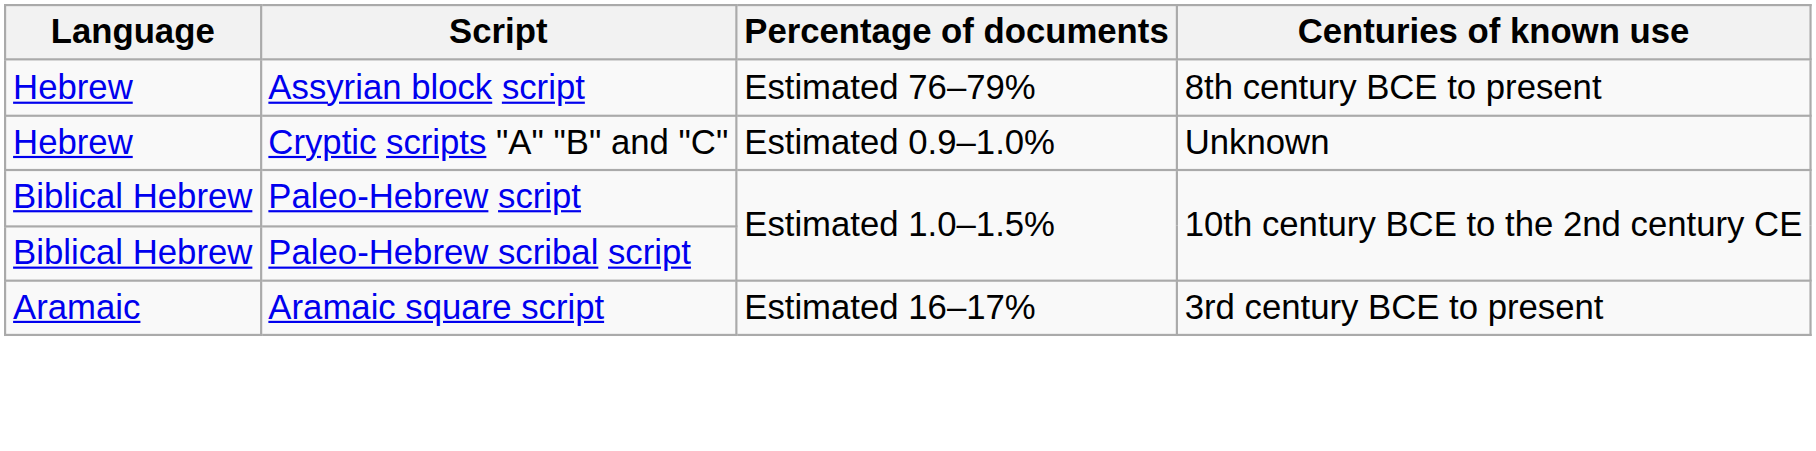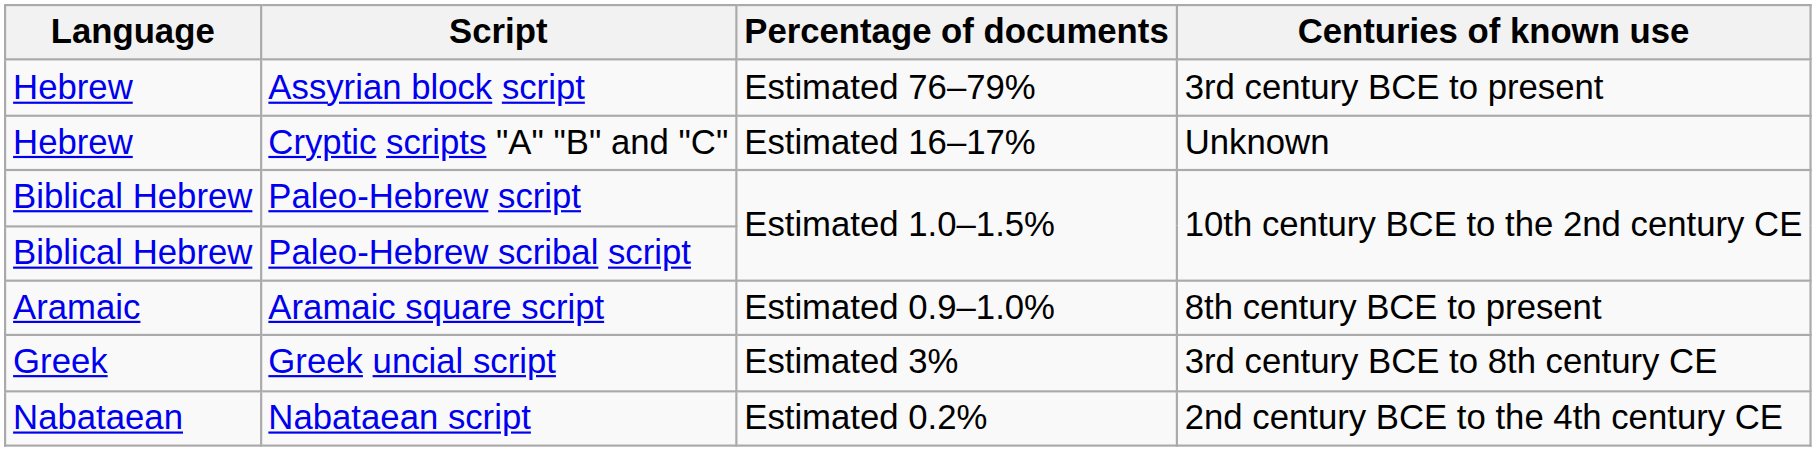(1393, 87) 8th century BCE to present -> (1394, 87) 3rd century BCE to present
(900, 142) Estimated 0.9–1.0% -> (890, 142) Estimated 16–17%
(890, 307) Estimated 16–17% -> (900, 307) Estimated 0.9–1.0%
(1394, 307) 3rd century BCE to present -> (1393, 307) 8th century BCE to present
+ row: (412, 362)
+ row: (400, 417)
